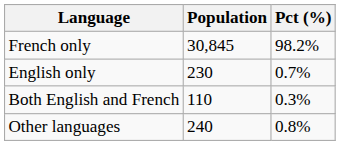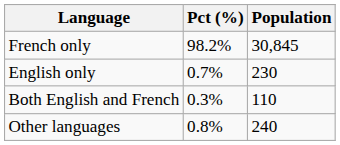columns swapped: (227, 18) <-> (303, 18)
